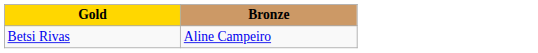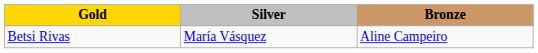+ column: (269, 15)
